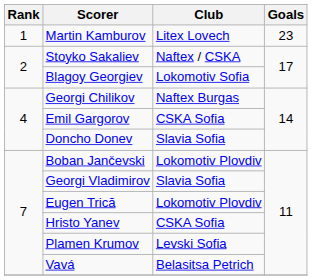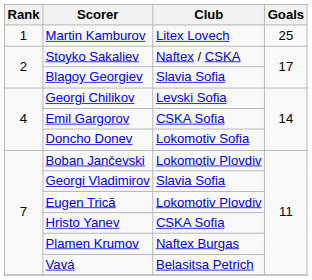(286, 35) 23 -> (286, 35) 25
(203, 77) Lokomotiv Sofia -> (191, 77) Slavia Sofia
(197, 98) Naftex Burgas -> (191, 98) Levski Sofia
(191, 139) Slavia Sofia -> (203, 139) Lokomotiv Sofia
(191, 243) Levski Sofia -> (197, 243) Naftex Burgas
